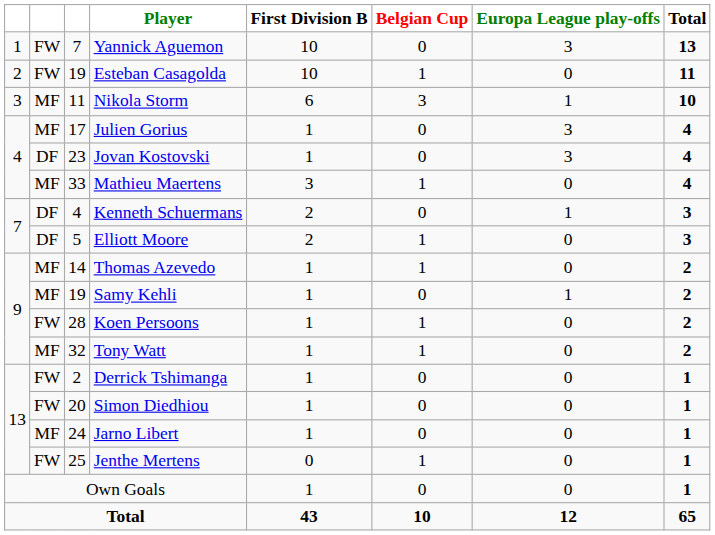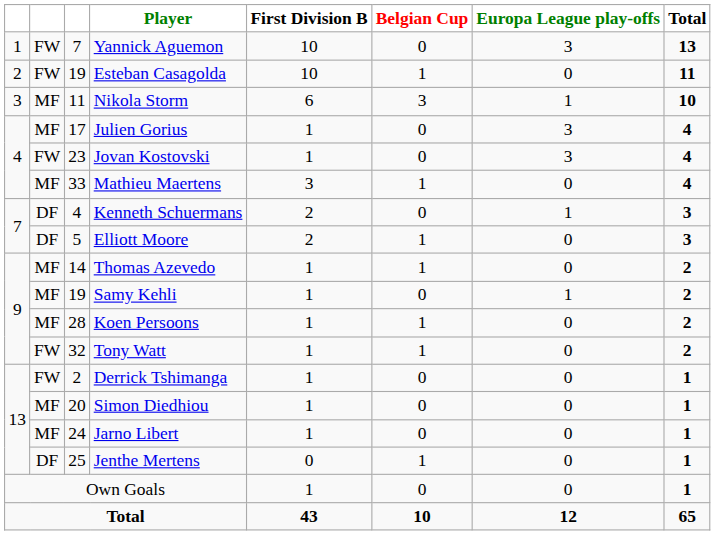(47, 156) DF -> (47, 156) FW
(47, 322) FW -> (47, 322) MF
(47, 350) MF -> (47, 350) FW
(47, 405) FW -> (47, 405) MF
(47, 460) FW -> (47, 460) DF
